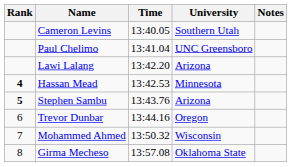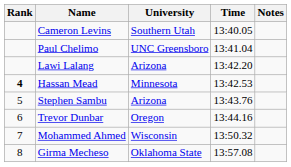columns swapped: (214, 13) <-> (150, 13)
(20, 100) bold -> (20, 100) normal
